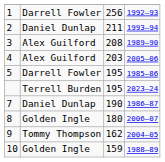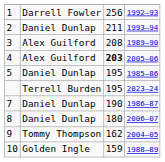(114, 58) normal -> (114, 58) bold
(62, 73) Darrell Fowler -> (59, 73) Daniel Dunlap
(56, 119) Golden Ingle -> (59, 119) Daniel Dunlap
